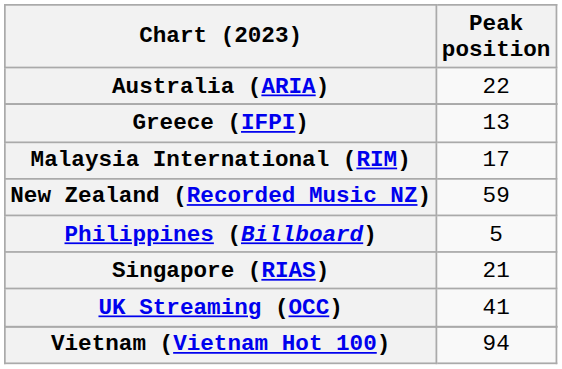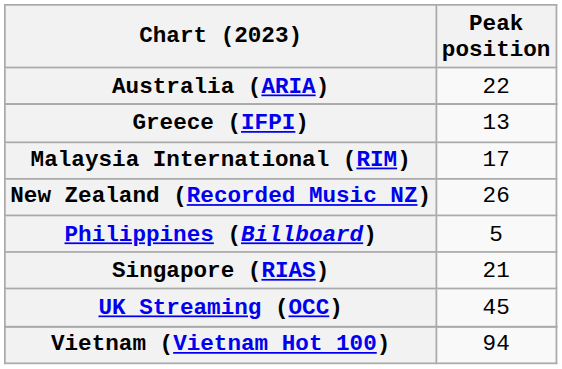(496, 197) 59 -> (496, 197) 26
(496, 307) 41 -> (496, 307) 45
